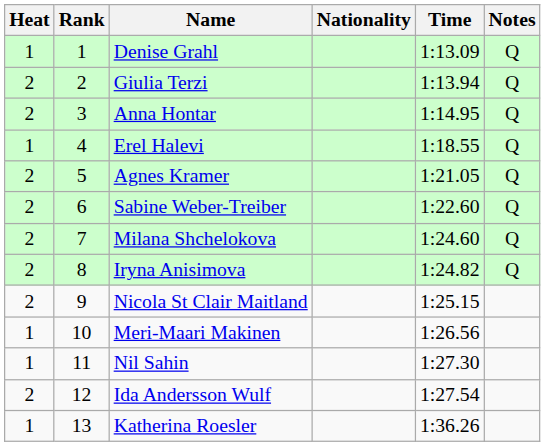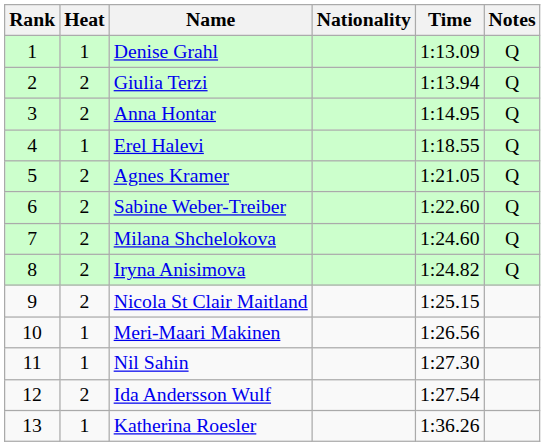columns swapped: (82, 20) <-> (29, 20)
